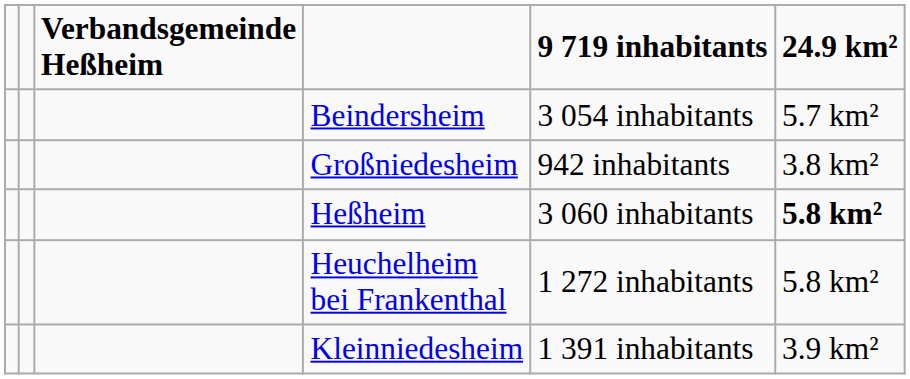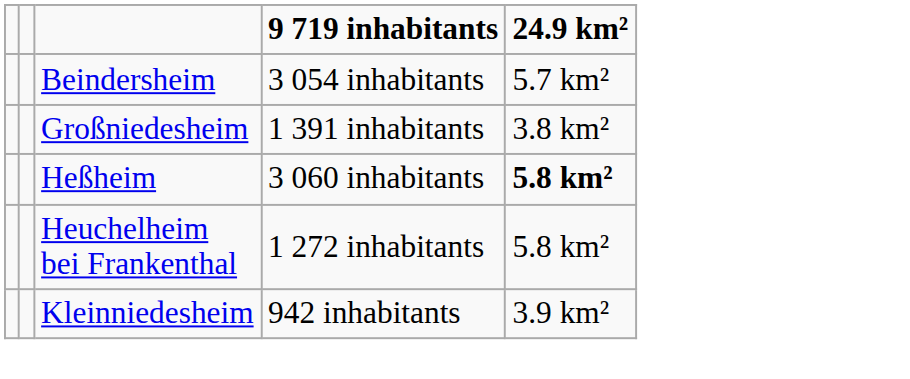- column: (169, 47)
(634, 164) 942 inhabitants -> (376, 128) 1 391 inhabitants
(646, 348) 1 391 inhabitants -> (364, 313) 942 inhabitants
